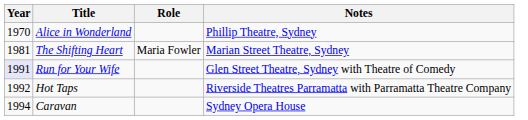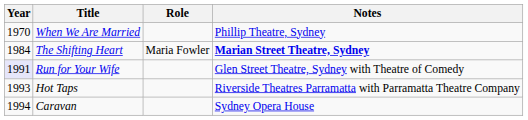+ row: (88, 32)
- row: (84, 32)
(19, 50) 1981 -> (19, 50) 1984
(278, 50) normal -> (292, 50) bold
(19, 87) 1992 -> (19, 87) 1993
